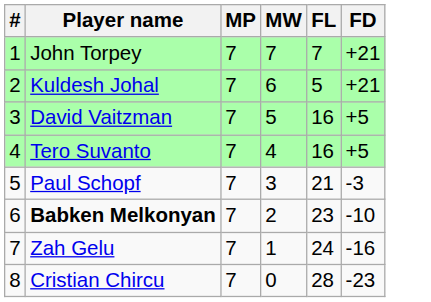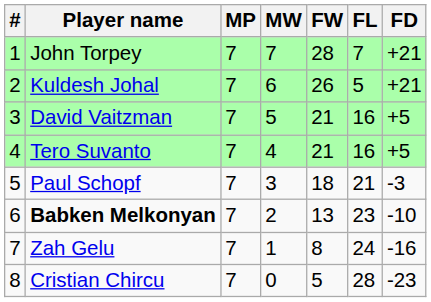+ column: (327, 20)
